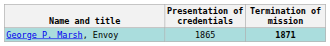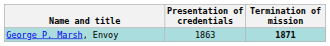(205, 35) 1865 -> (205, 35) 1863
